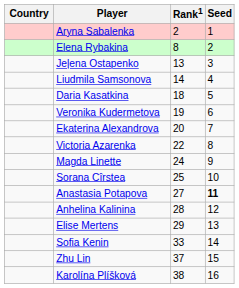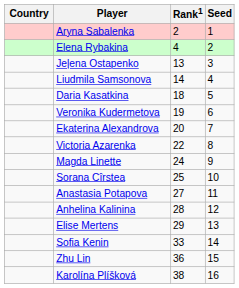(176, 47) 8 -> (176, 47) 4
(213, 194) bold -> (213, 194) normal
(179, 258) 37 -> (179, 258) 36
